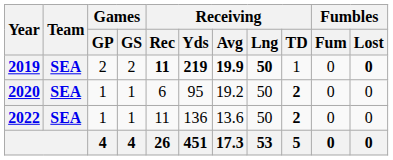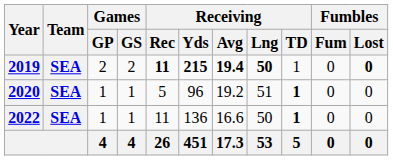(195, 67) 219 -> (195, 67) 215
(230, 67) 19.9 -> (230, 67) 19.4
(162, 92) 6 -> (162, 92) 5
(195, 92) 95 -> (195, 92) 96
(265, 92) 50 -> (265, 92) 51
(297, 92) 2 -> (297, 92) 1
(230, 117) 13.6 -> (230, 117) 16.6
(297, 117) 2 -> (297, 117) 1
